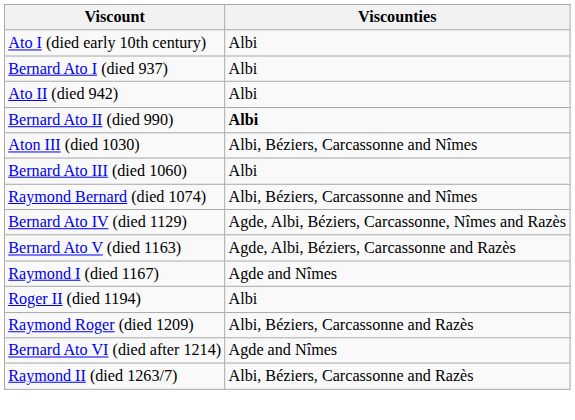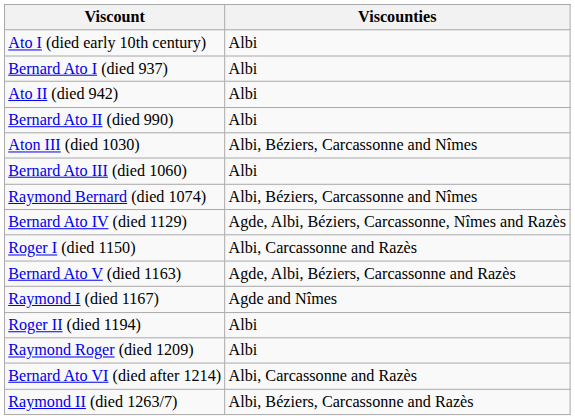(243, 119) bold -> (243, 119) normal
+ row: (72, 247)
(351, 324) Albi, Béziers, Carcassonne and Razès -> (243, 350) Albi
(283, 350) Agde and Nîmes -> (323, 376) Albi, Carcassonne and Razès
